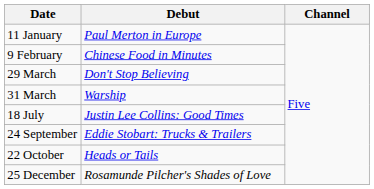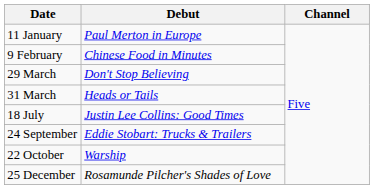(105, 94) Warship -> (121, 94) Heads or Tails
(121, 154) Heads or Tails -> (105, 154) Warship
